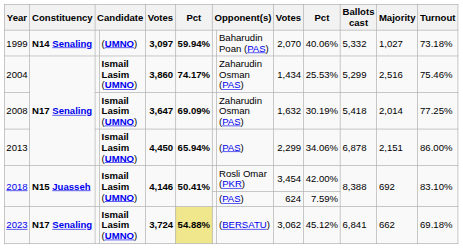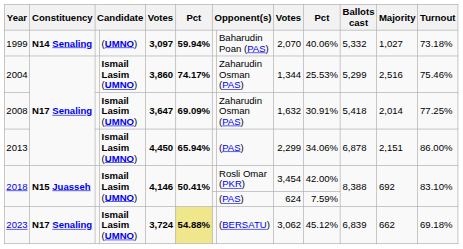(289, 74) 1,434 -> (289, 74) 1,344
(322, 111) 30.19% -> (322, 111) 30.91%
(355, 225) 6,841 -> (355, 225) 6,839
